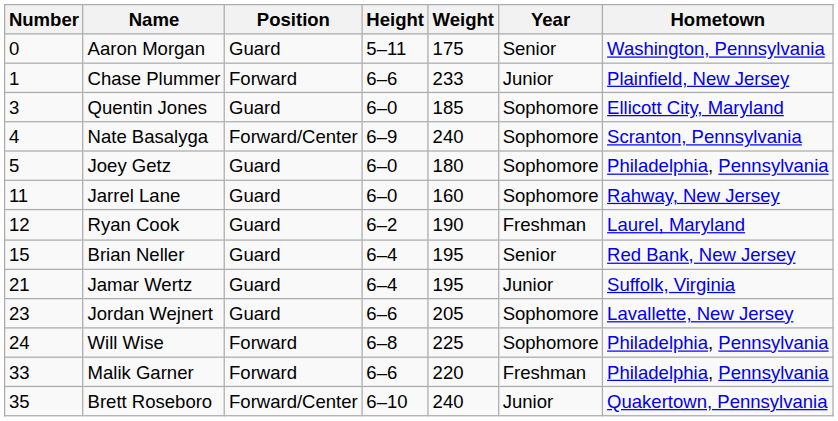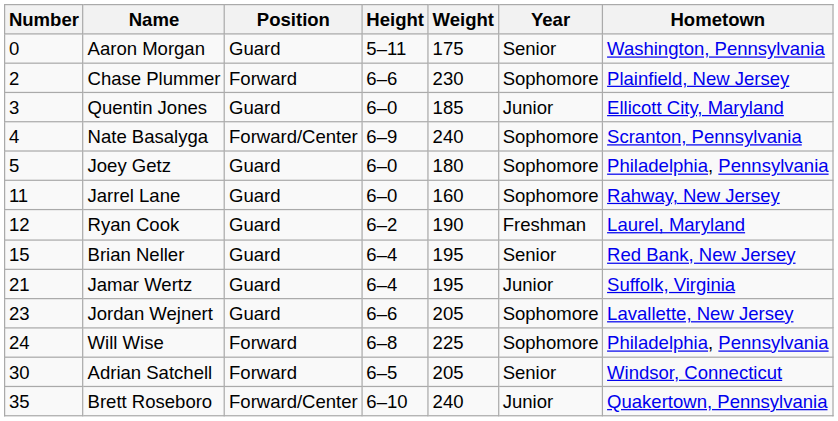(14, 78) 1 -> (14, 78) 2
(448, 78) 233 -> (448, 78) 230
(528, 78) Junior -> (551, 78) Sophomore
(551, 108) Sophomore -> (528, 108) Junior
+ row: (150, 372)
- row: (141, 372)
